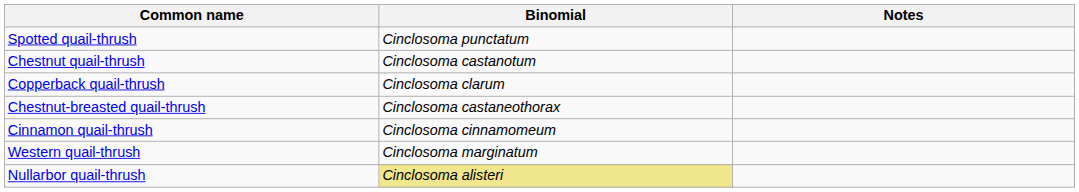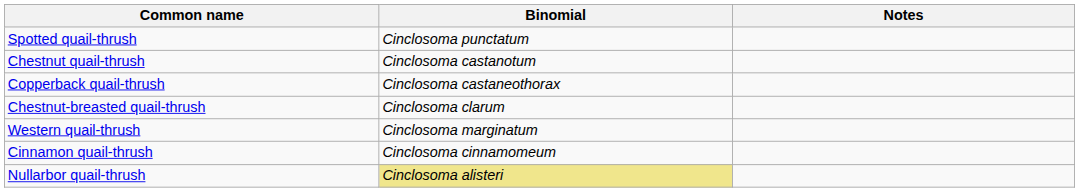(444, 84) Cinclosoma clarum -> (471, 84) Cinclosoma castaneothorax
(471, 107) Cinclosoma castaneothorax -> (444, 107) Cinclosoma clarum
rows swapped: (74, 152) <-> (80, 130)
